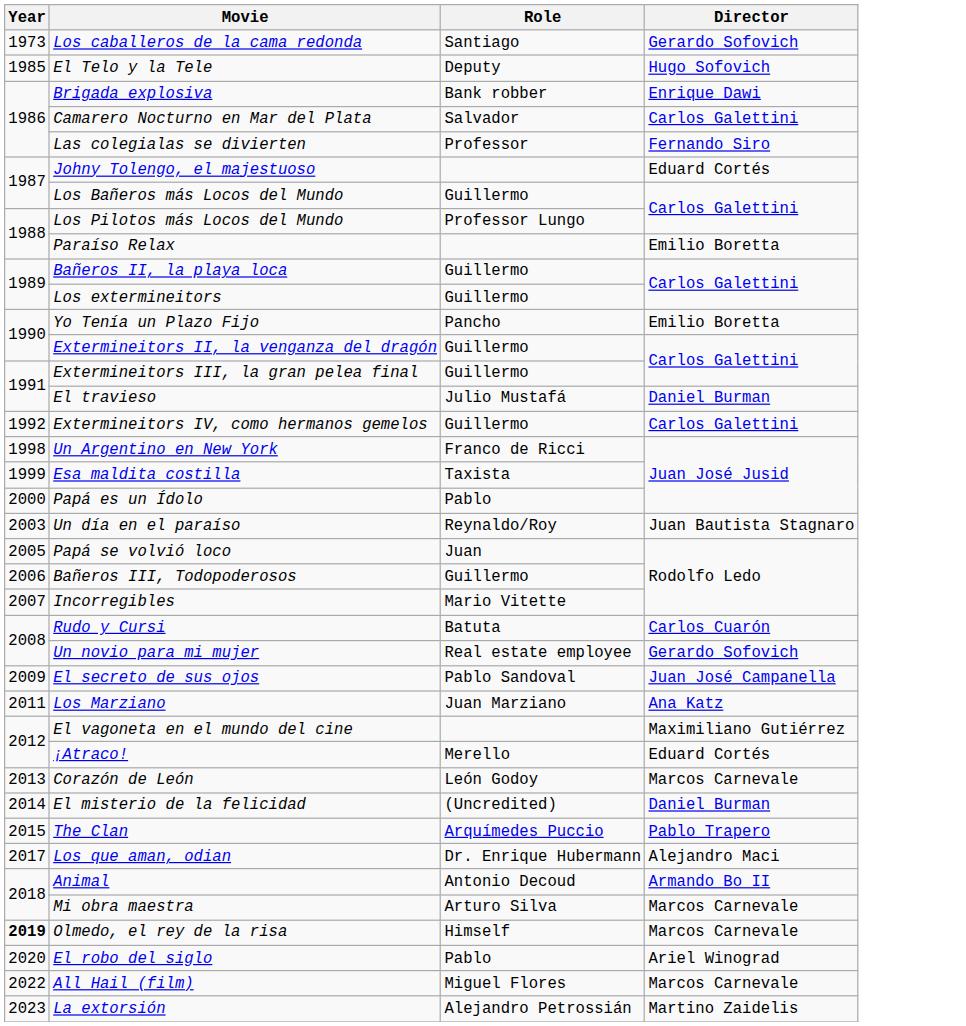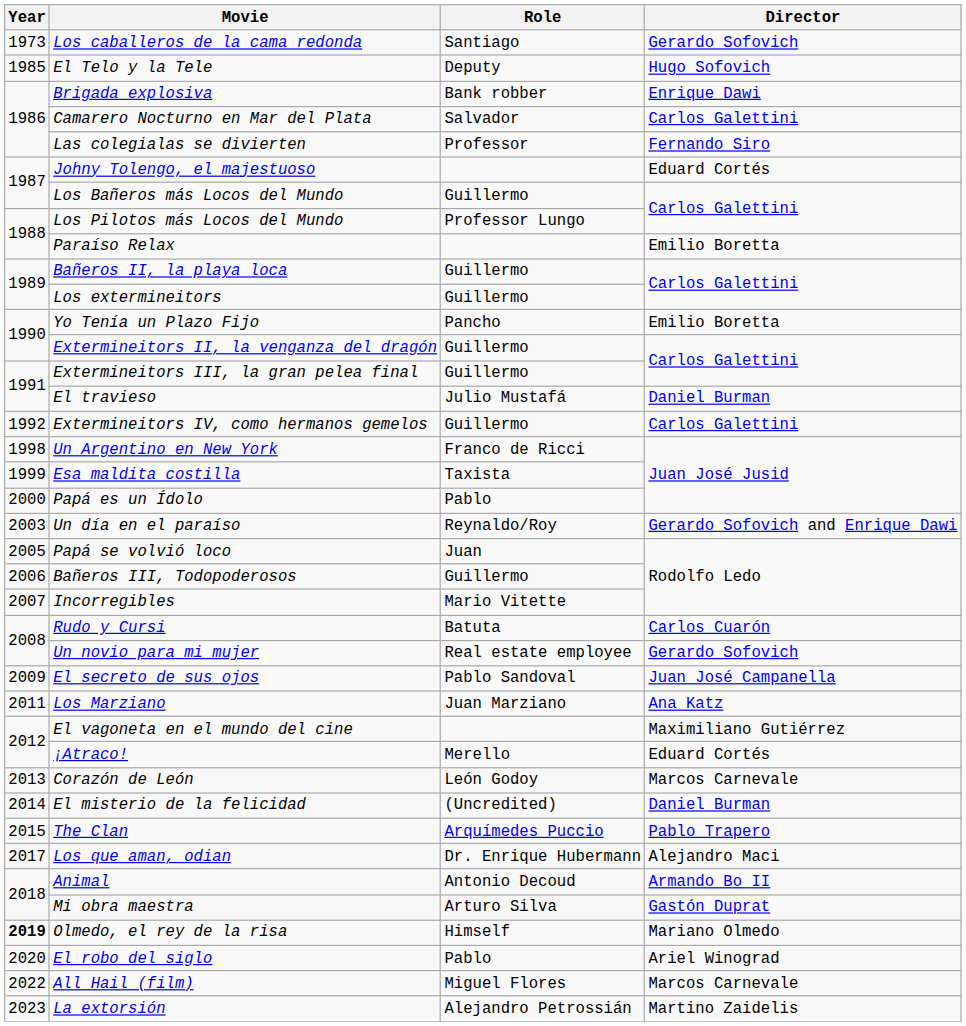(751, 526) Juan Bautista Stagnaro -> (803, 526) Gerardo Sofovich and Enrique Dawi
(723, 907) Marcos Carnevale -> (709, 907) Gastón Duprat
(723, 933) Marcos Carnevale -> (714, 933) Mariano Olmedo
